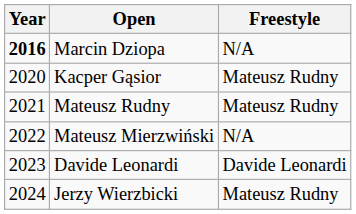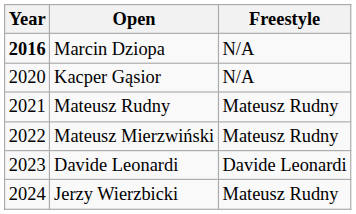(281, 77) Mateusz Rudny -> (238, 77) N/A
(238, 135) N/A -> (281, 135) Mateusz Rudny
